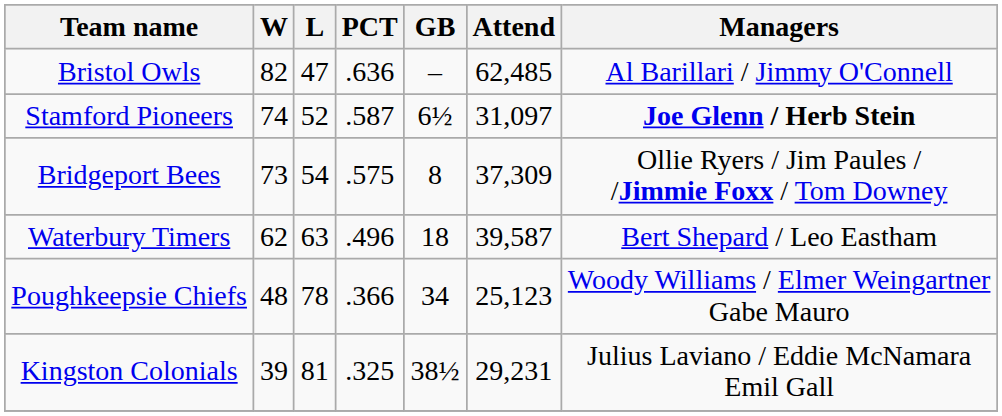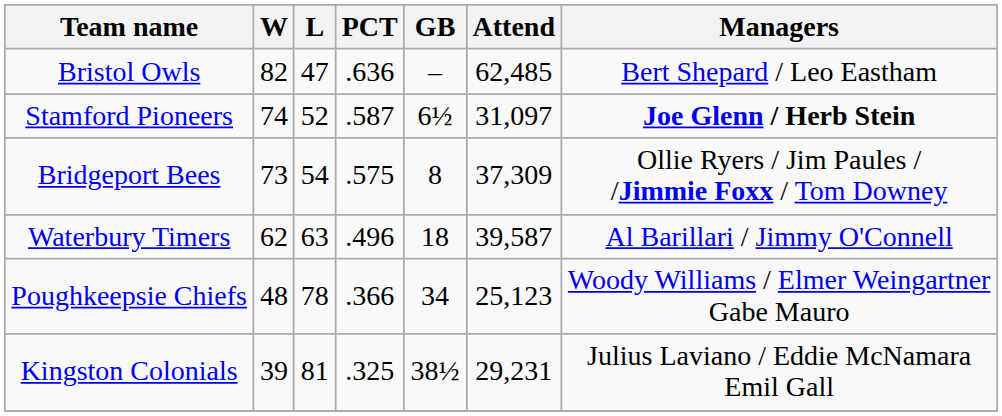(779, 71) Al Barillari / Jimmy O'Connell -> (779, 71) Bert Shepard / Leo Eastham
(779, 235) Bert Shepard / Leo Eastham -> (779, 235) Al Barillari / Jimmy O'Connell
